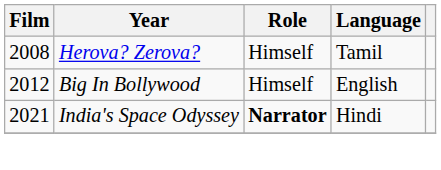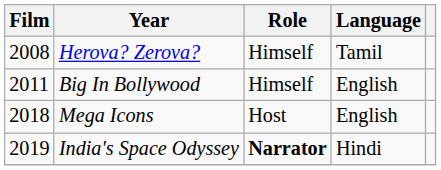(29, 84) 2012 -> (29, 84) 2011
+ row: (106, 116)
(29, 116) 2021 -> (29, 148) 2019
